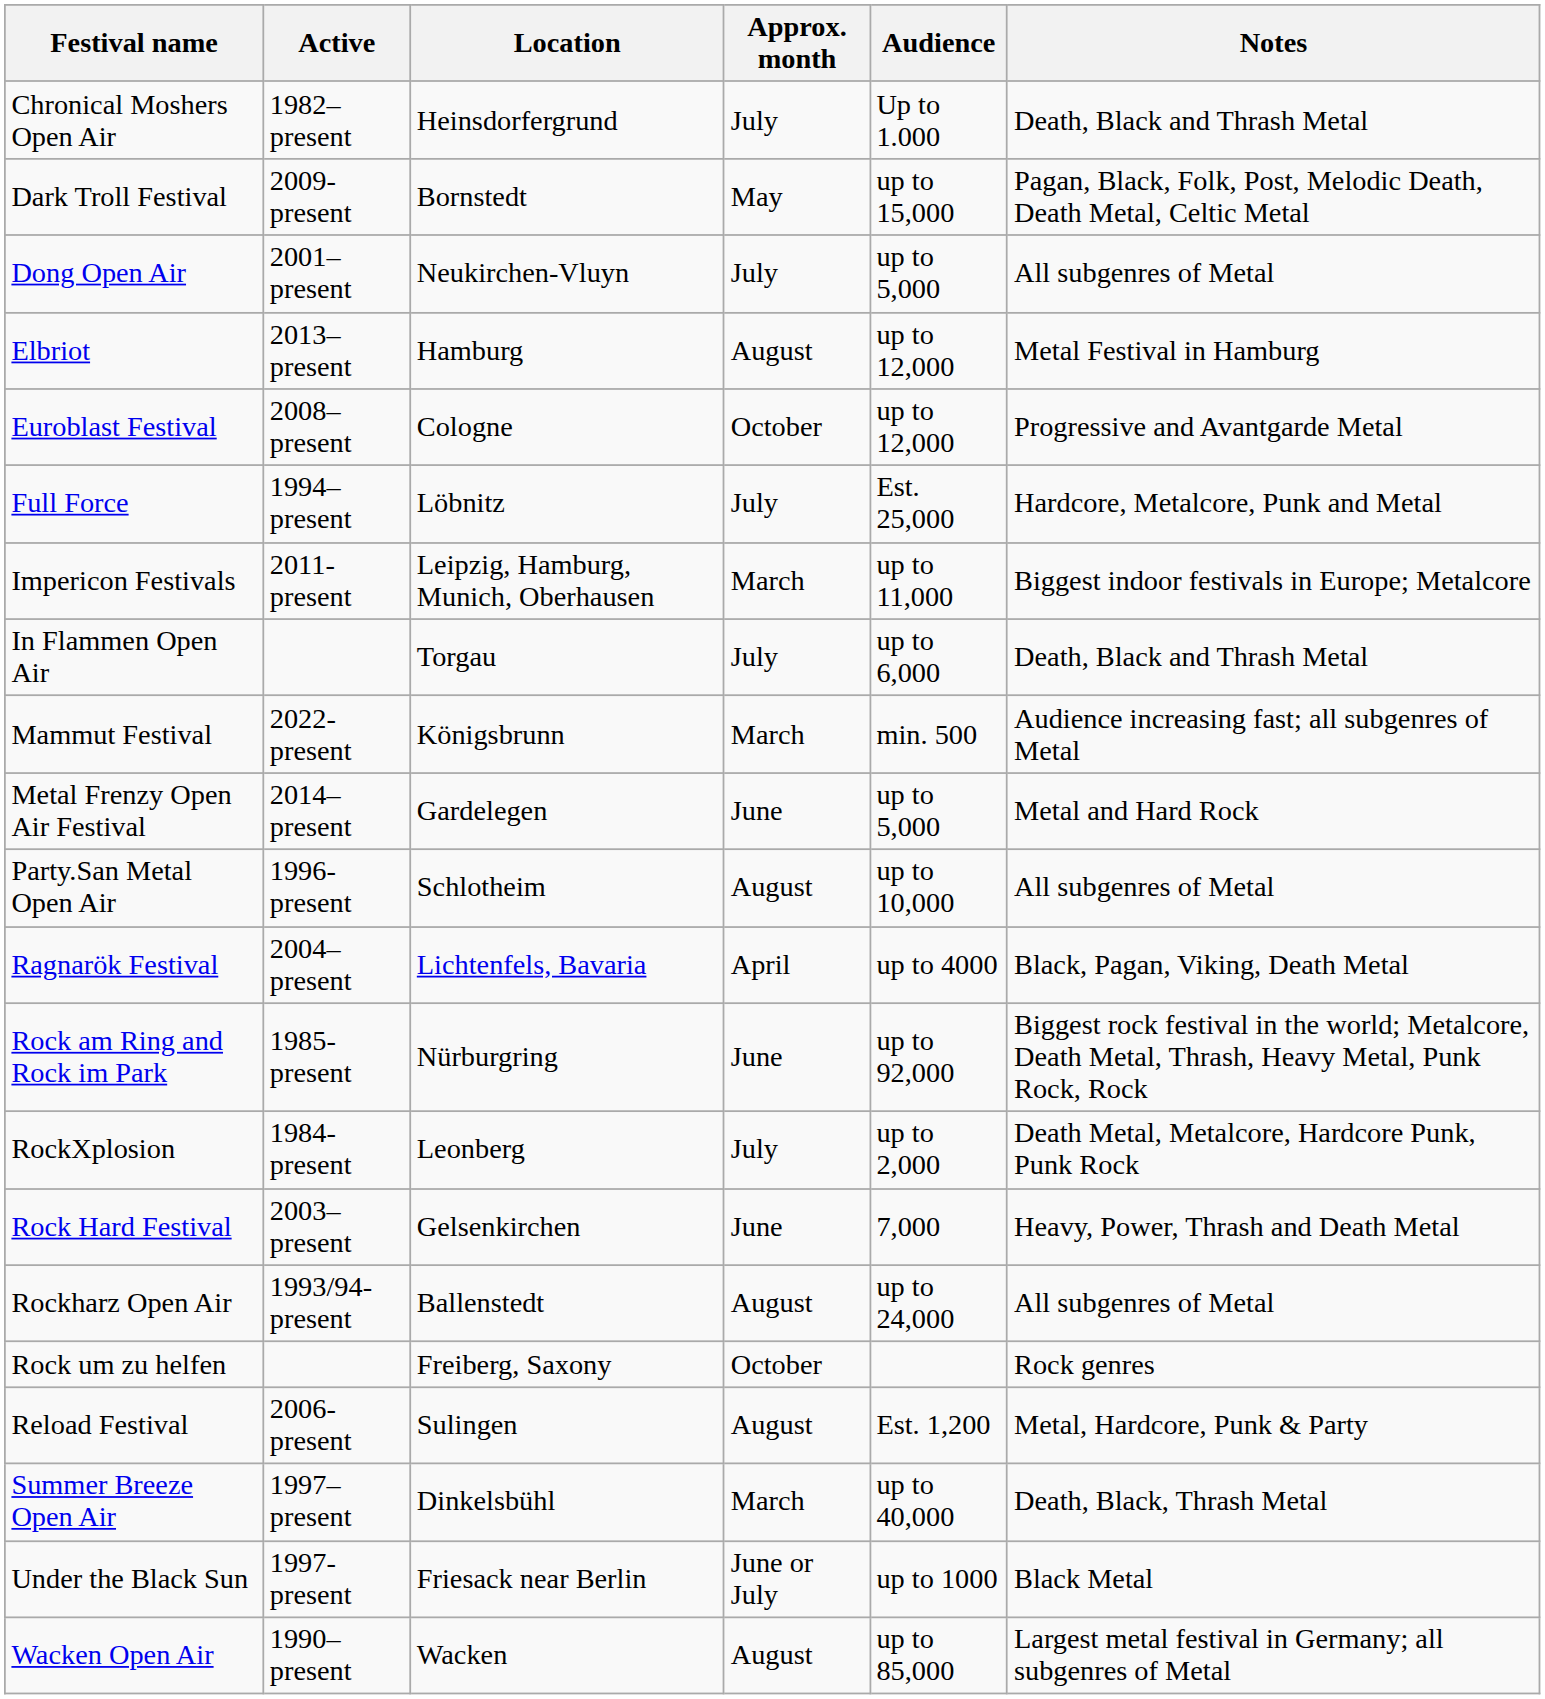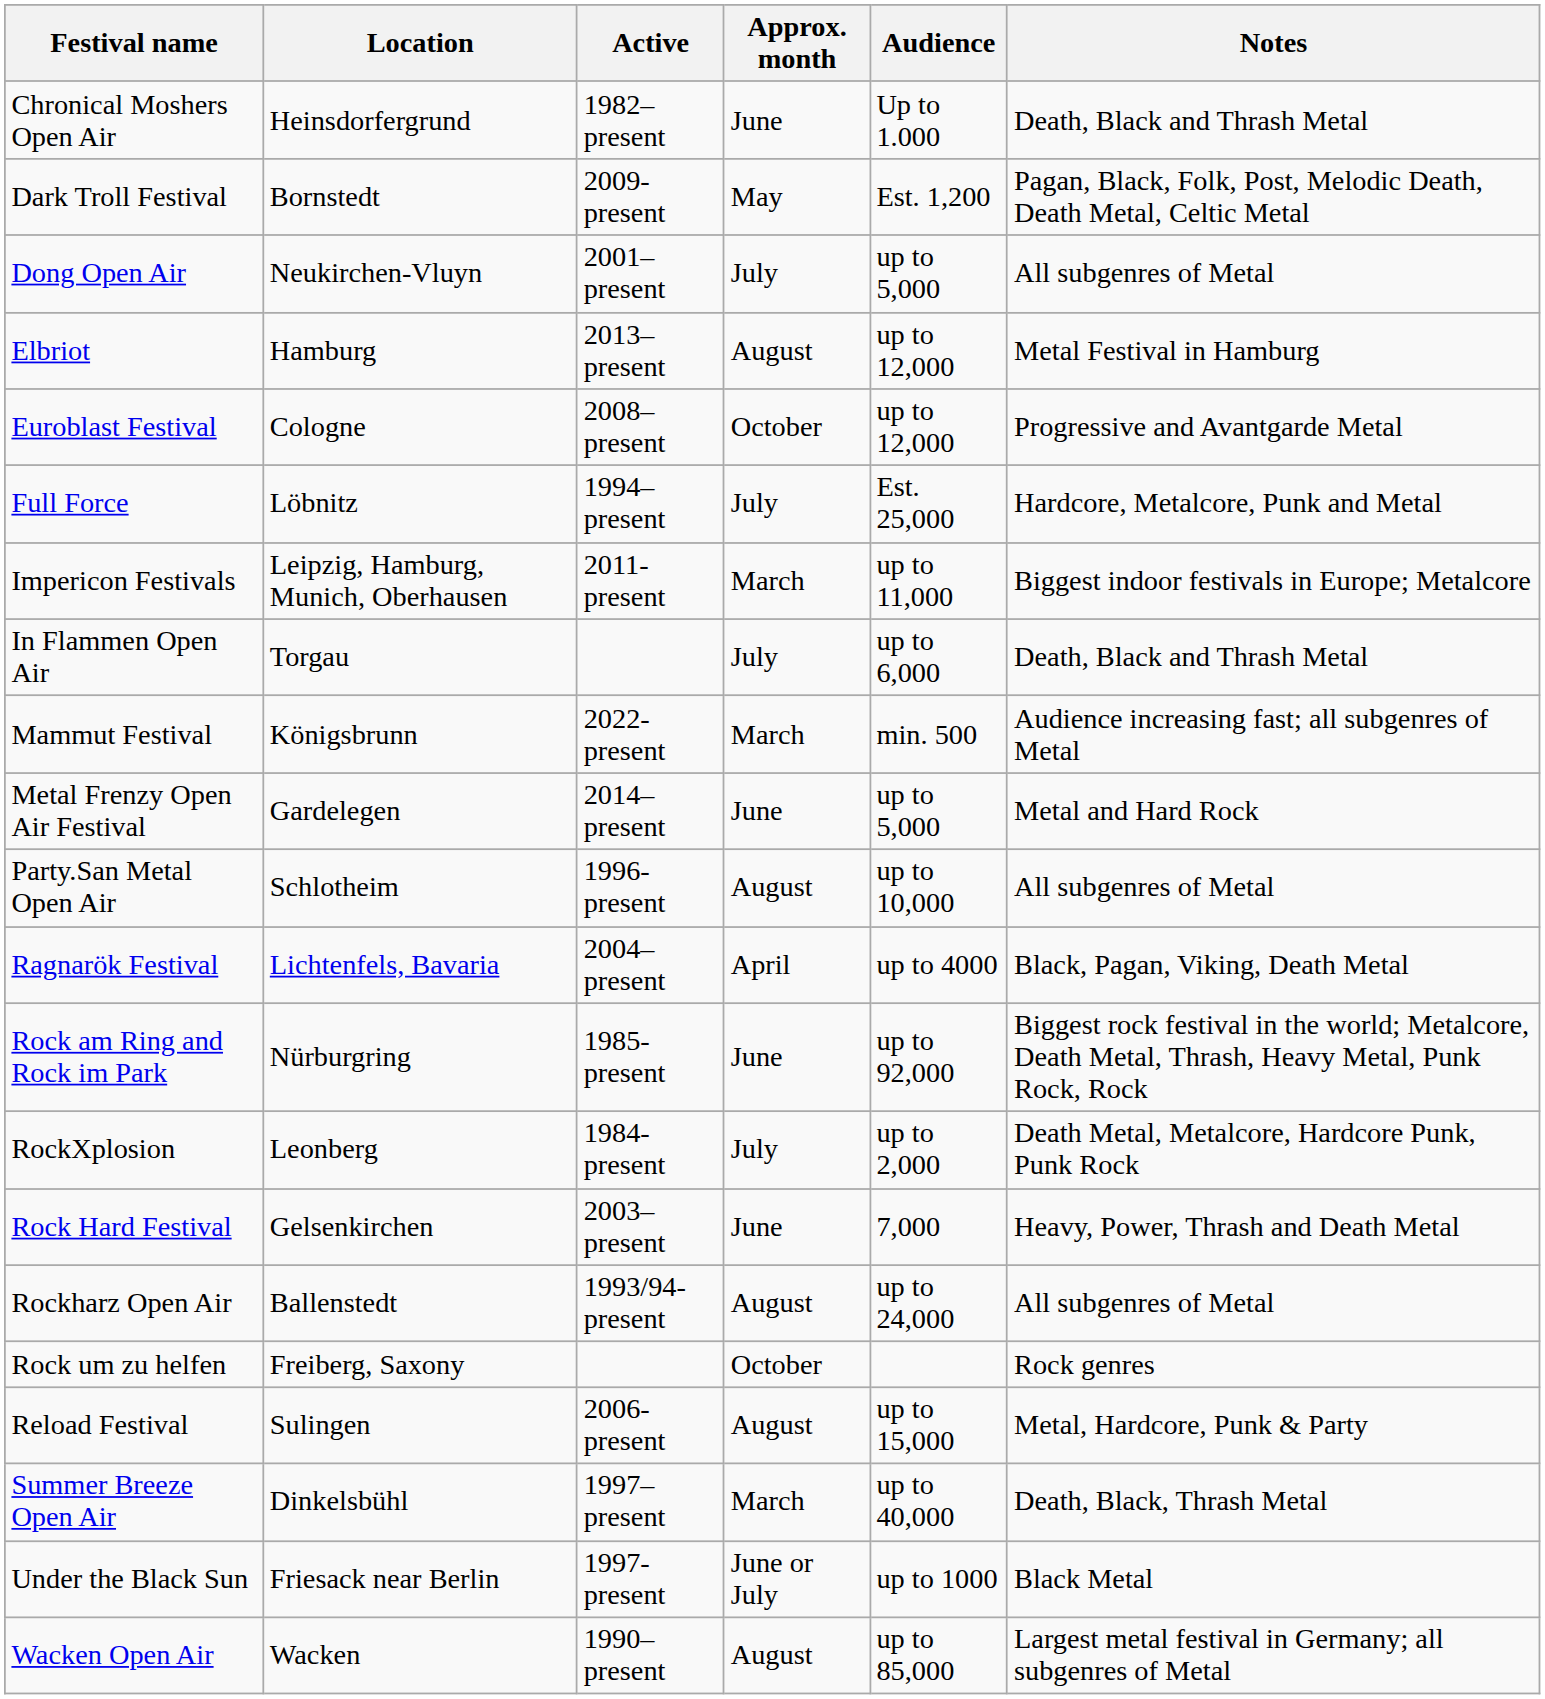columns swapped: (567, 42) <-> (337, 42)
(754, 119) July -> (757, 119) June
(915, 196) up to 15,000 -> (933, 196) Est. 1,200
(933, 1424) Est. 1,200 -> (915, 1424) up to 15,000
